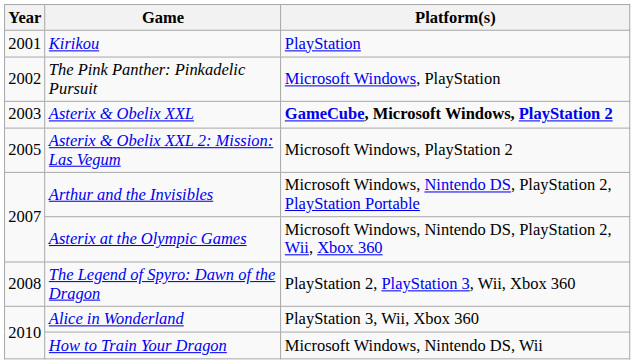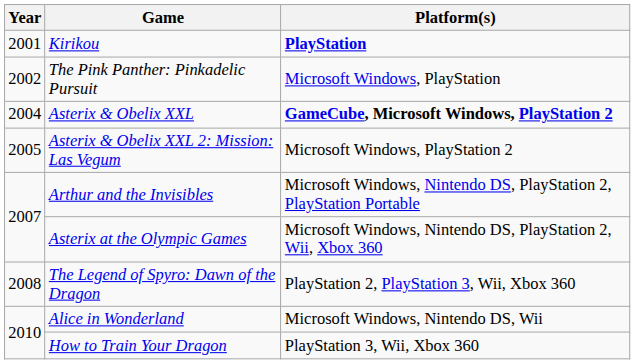(323, 43) normal -> (326, 43) bold
(25, 114) 2003 -> (25, 114) 2004
(382, 319) PlayStation 3, Wii, Xbox 360 -> (414, 319) Microsoft Windows, Nintendo DS, Wii
(414, 345) Microsoft Windows, Nintendo DS, Wii -> (382, 345) PlayStation 3, Wii, Xbox 360
